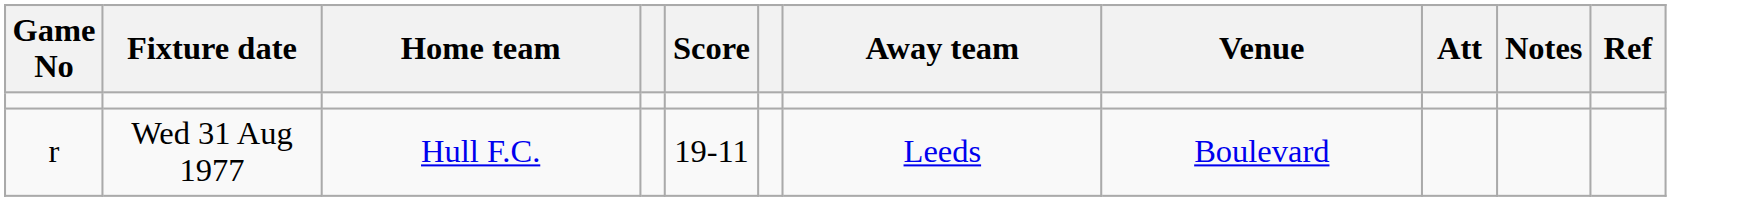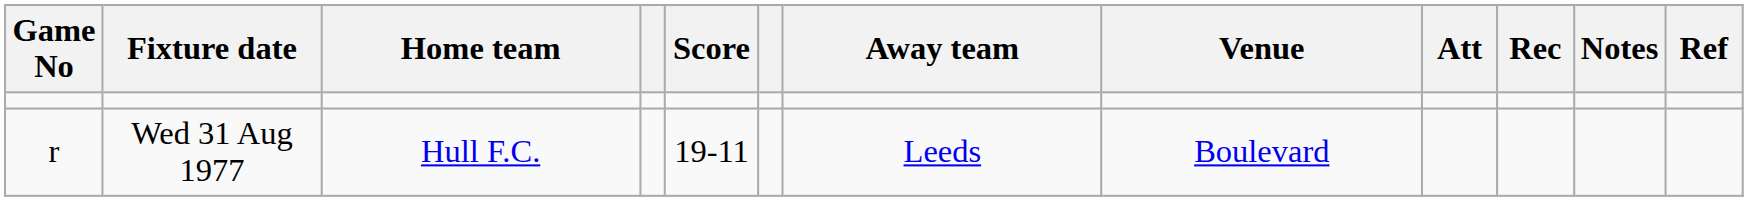+ column: (1535, 48)
